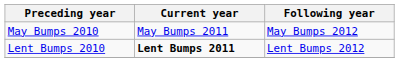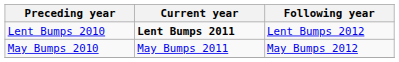rows swapped: (56, 48) <-> (53, 31)
